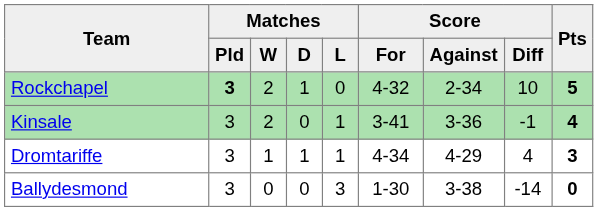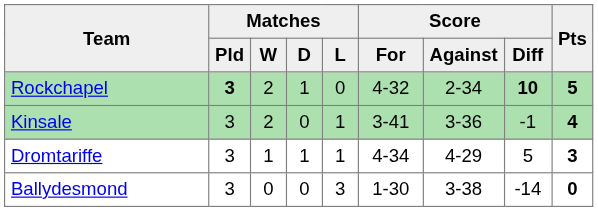(528, 88) normal -> (528, 88) bold
(528, 155) 4 -> (528, 155) 5
